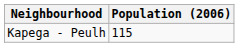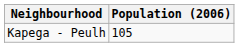(122, 33) 115 -> (122, 33) 105
